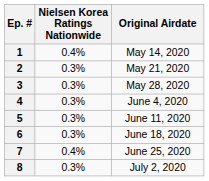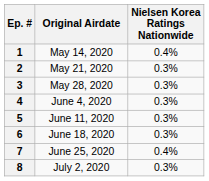columns swapped: (158, 24) <-> (73, 24)
